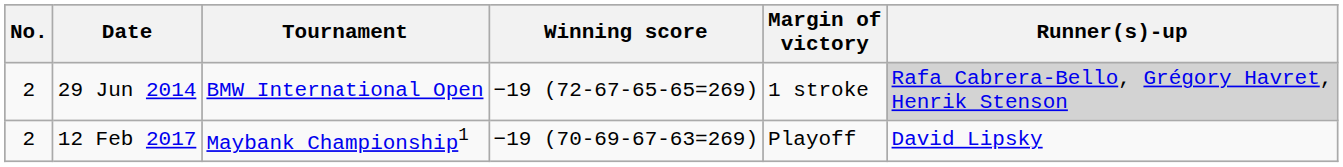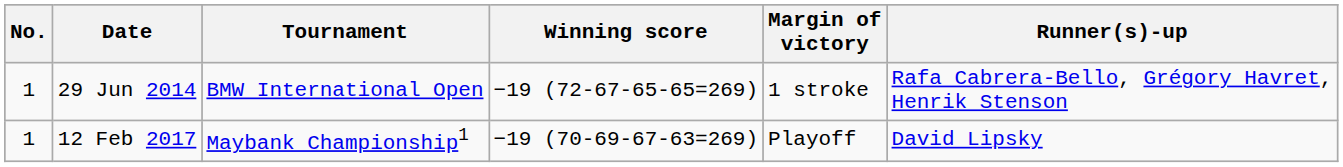(29, 92) 2 -> (29, 92) 1
(1112, 92) lightgrey background -> (1112, 92) no background
(29, 141) 2 -> (29, 141) 1
